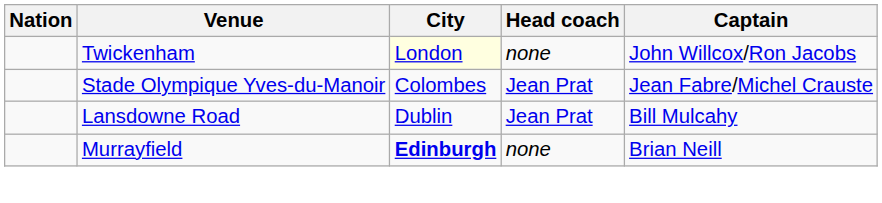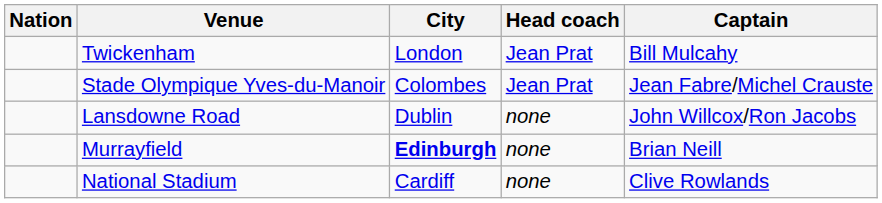(429, 52) lightyellow background -> (429, 52) no background
(528, 52) none -> (549, 52) Jean Prat
(743, 52) John Willcox/Ron Jacobs -> (683, 52) Bill Mulcahy
(549, 117) Jean Prat -> (528, 117) none
(683, 117) Bill Mulcahy -> (743, 117) John Willcox/Ron Jacobs
+ row: (159, 181)
